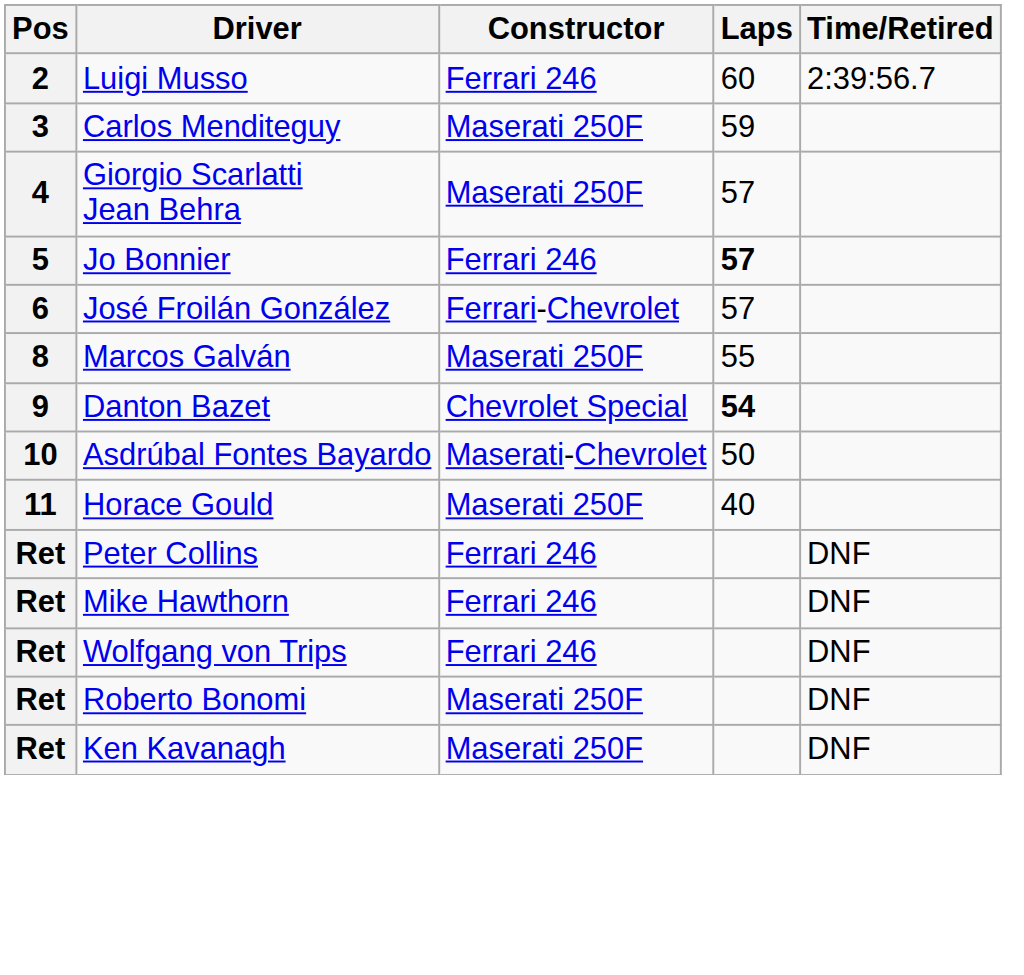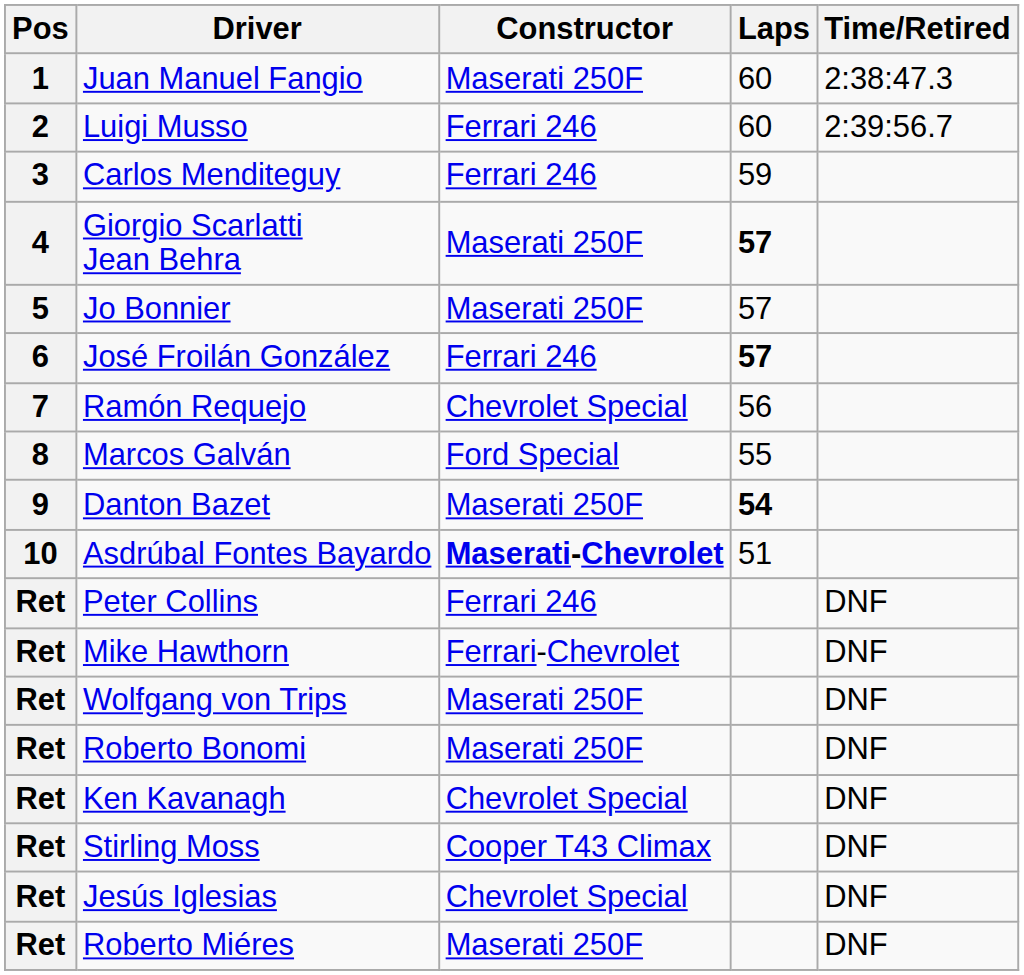+ row: (223, 77)
(544, 126) Maserati 250F -> (521, 175) Ferrari 246
(738, 193) normal -> (755, 242) bold
(521, 259) Ferrari 246 -> (544, 308) Maserati 250F
(738, 259) bold -> (755, 308) normal
(562, 308) Ferrari-Chevrolet -> (521, 357) Ferrari 246
(738, 308) normal -> (755, 357) bold
+ row: (195, 406)
(544, 357) Maserati 250F -> (532, 455) Ford Special
(567, 406) Chevrolet Special -> (544, 504) Maserati 250F
(576, 455) normal -> (585, 553) bold
(738, 455) 50 -> (755, 553) 51
- row: (178, 504)
(521, 602) Ferrari 246 -> (562, 651) Ferrari-Chevrolet
(521, 651) Ferrari 246 -> (544, 700) Maserati 250F
(544, 749) Maserati 250F -> (567, 798) Chevrolet Special
+ row: (171, 847)
+ row: (180, 896)
+ row: (188, 945)
